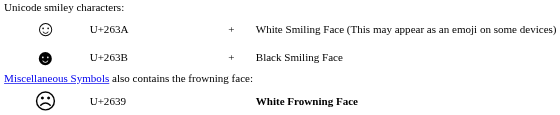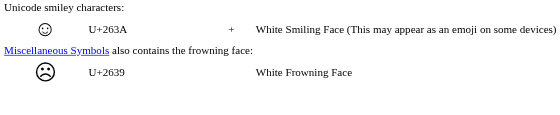- row: (109, 57)
(307, 101) bold -> (304, 72) normal
